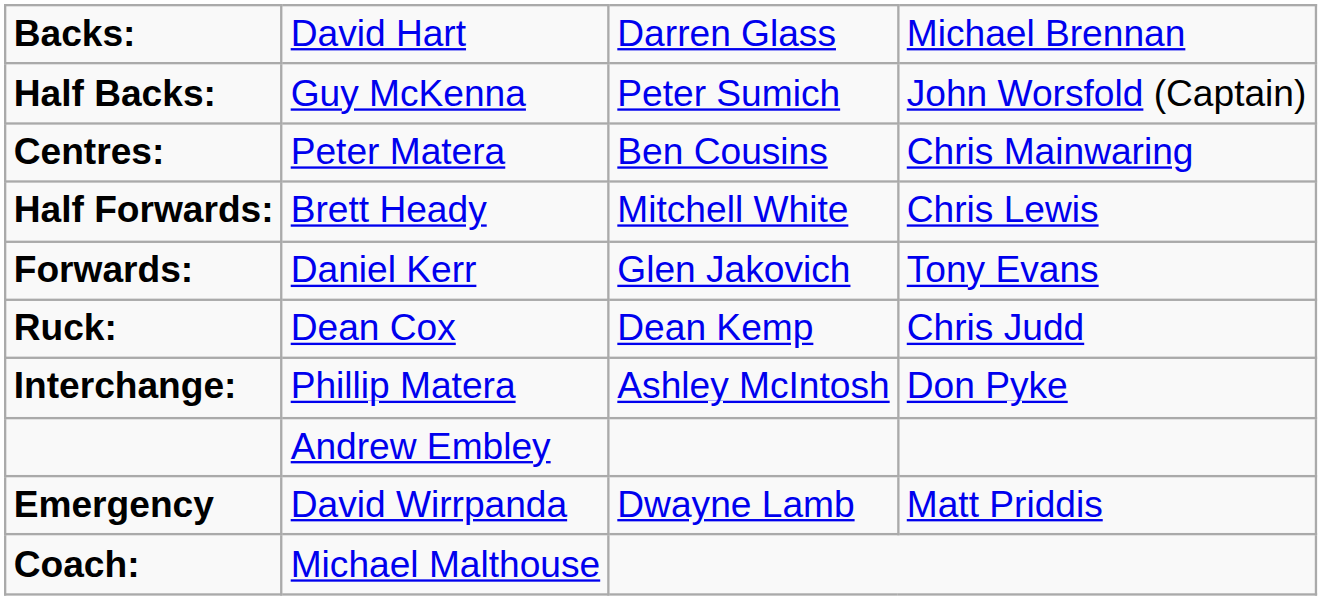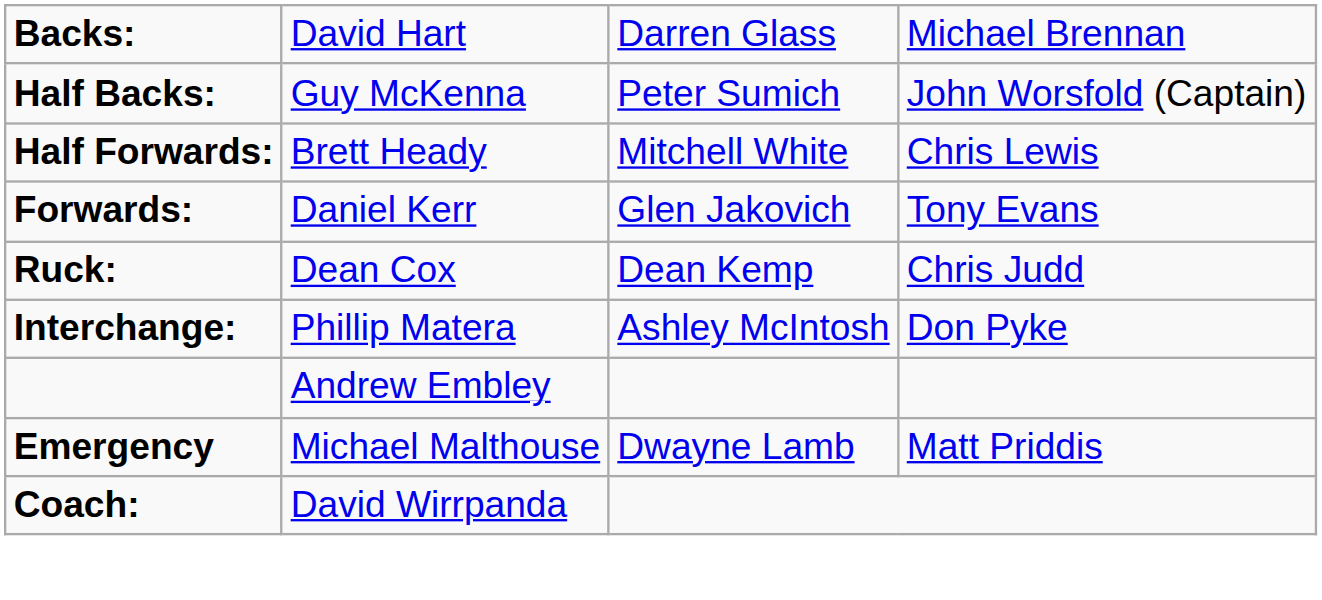- row: (89, 151)
(429, 504) David Wirrpanda -> (445, 446) Michael Malthouse
(445, 563) Michael Malthouse -> (429, 504) David Wirrpanda
